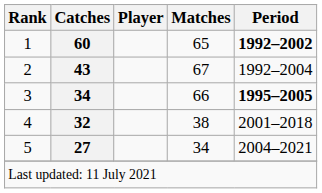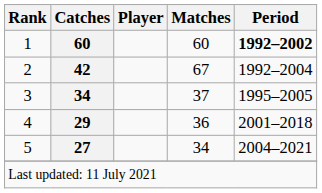(201, 43) 65 -> (201, 43) 60
(82, 69) 43 -> (82, 69) 42
(201, 95) 66 -> (201, 95) 37
(275, 95) bold -> (275, 95) normal
(82, 122) 32 -> (82, 122) 29
(201, 122) 38 -> (201, 122) 36
